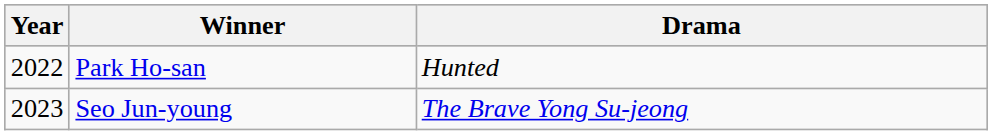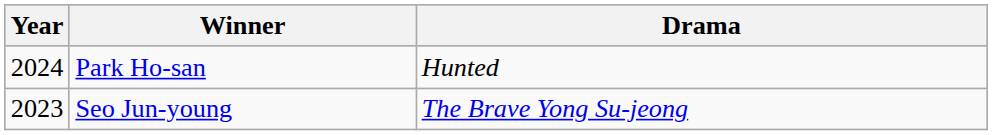(37, 66) 2022 -> (37, 66) 2024
